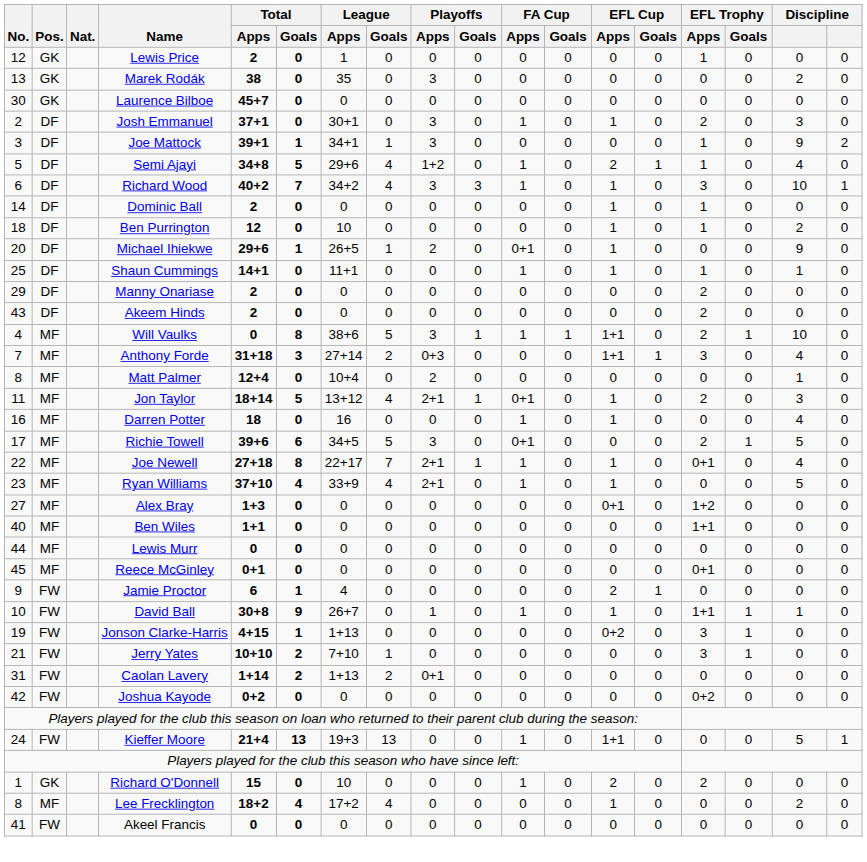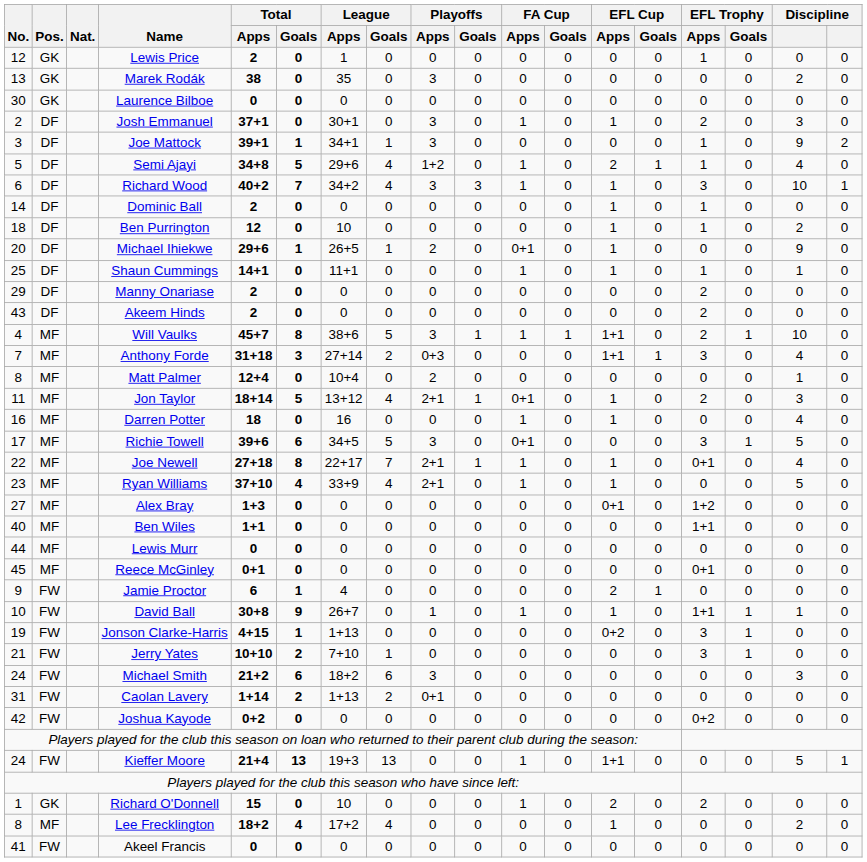(254, 100) 45+7 -> (254, 100) 0
(254, 334) 0 -> (254, 334) 45+7
(703, 441) 2 -> (703, 441) 3
+ row: (165, 675)
